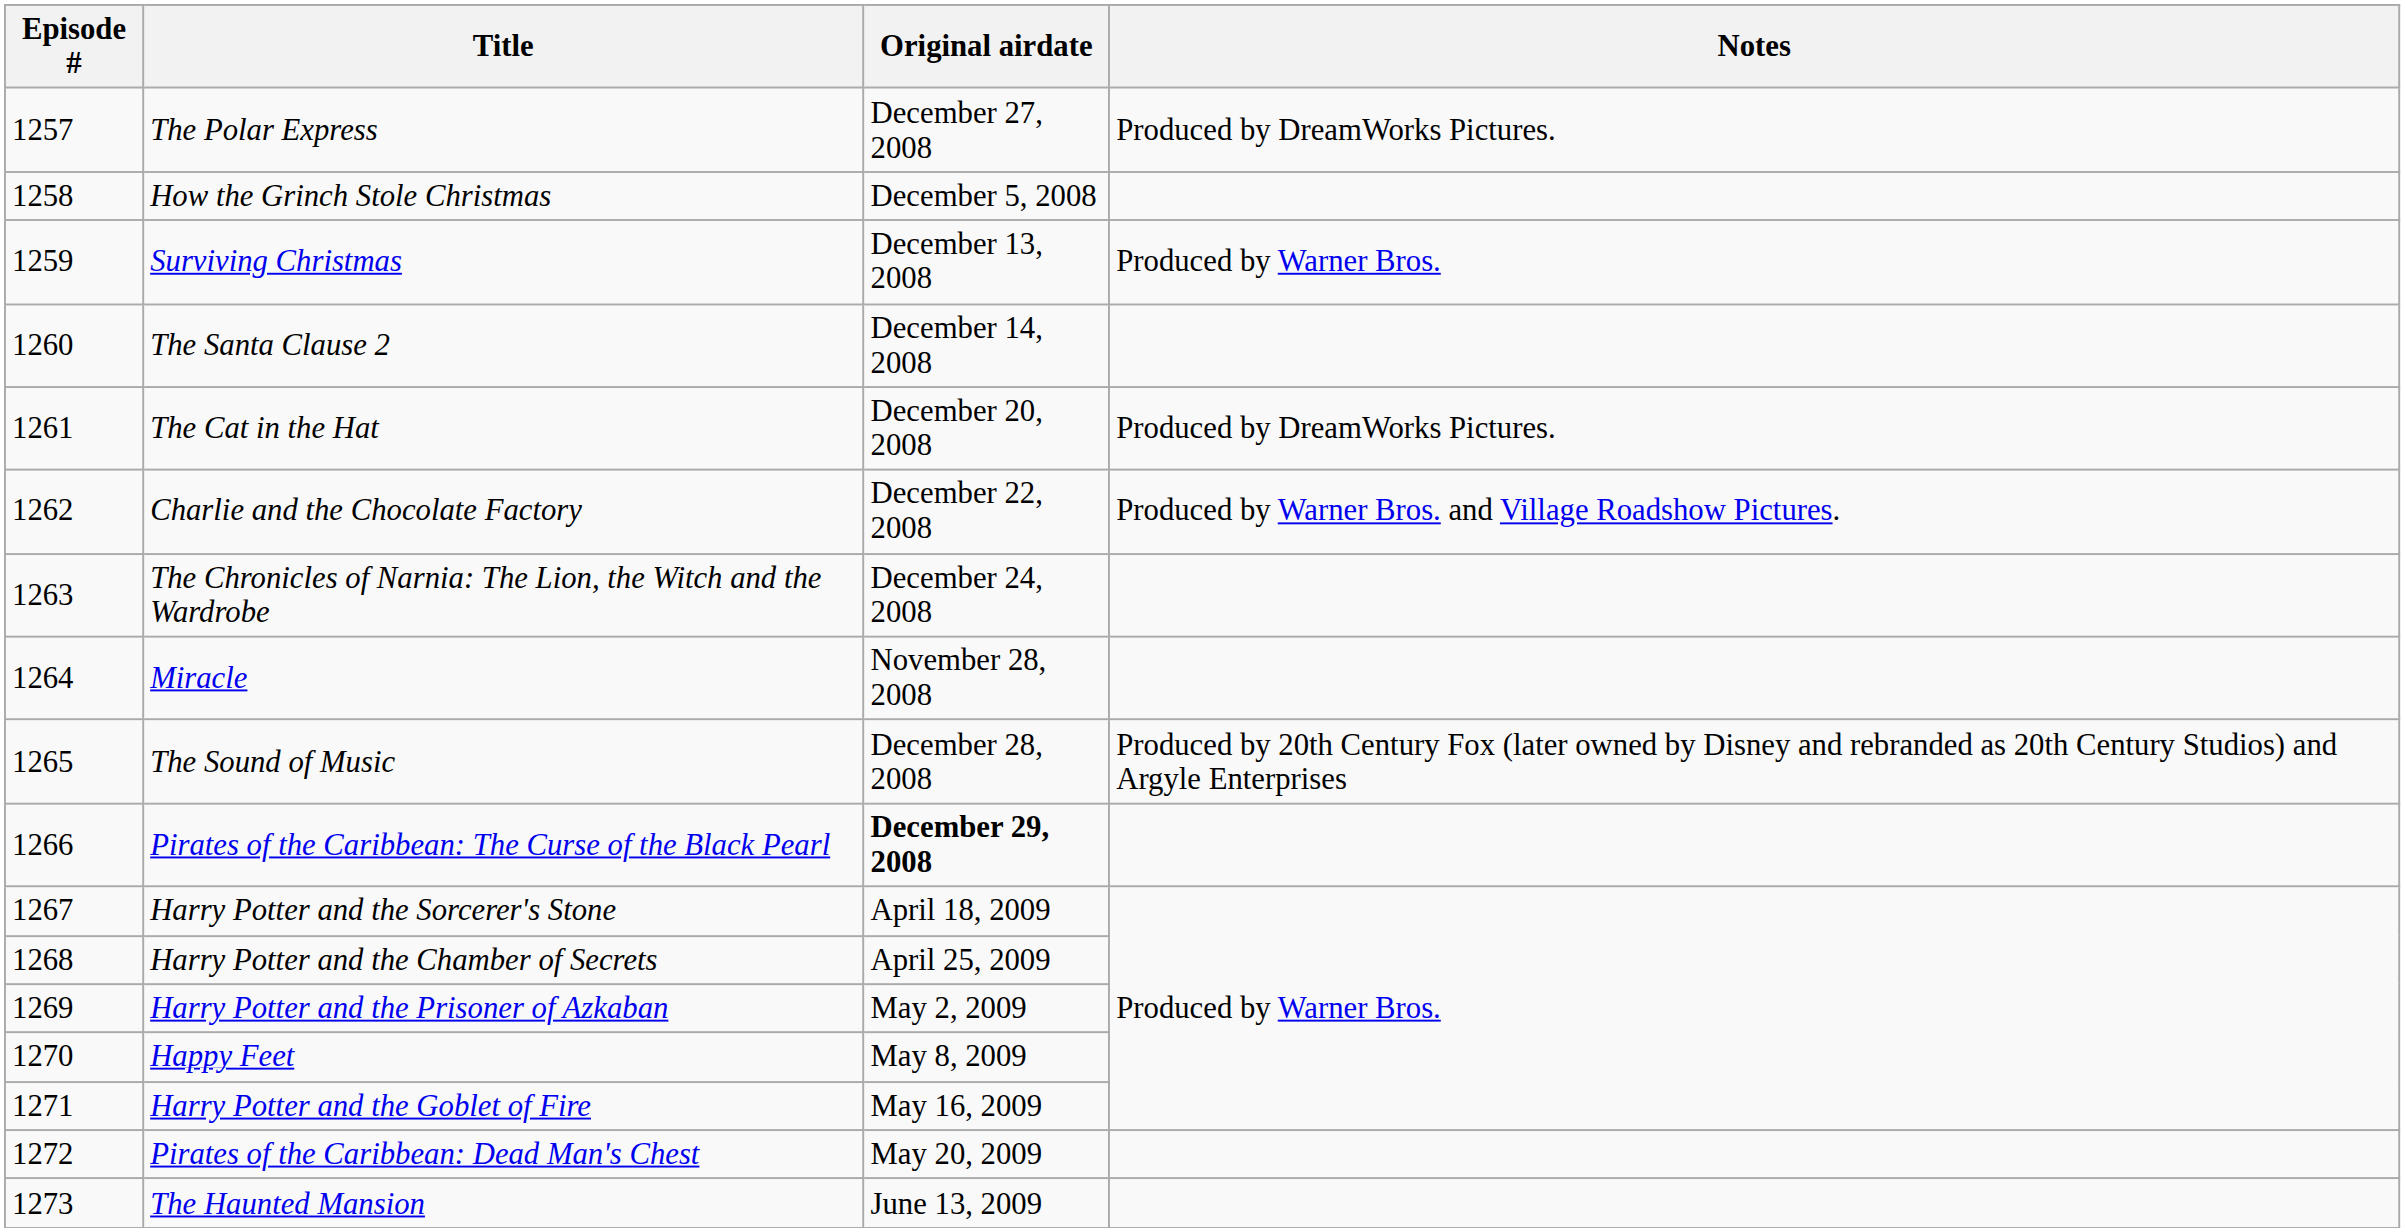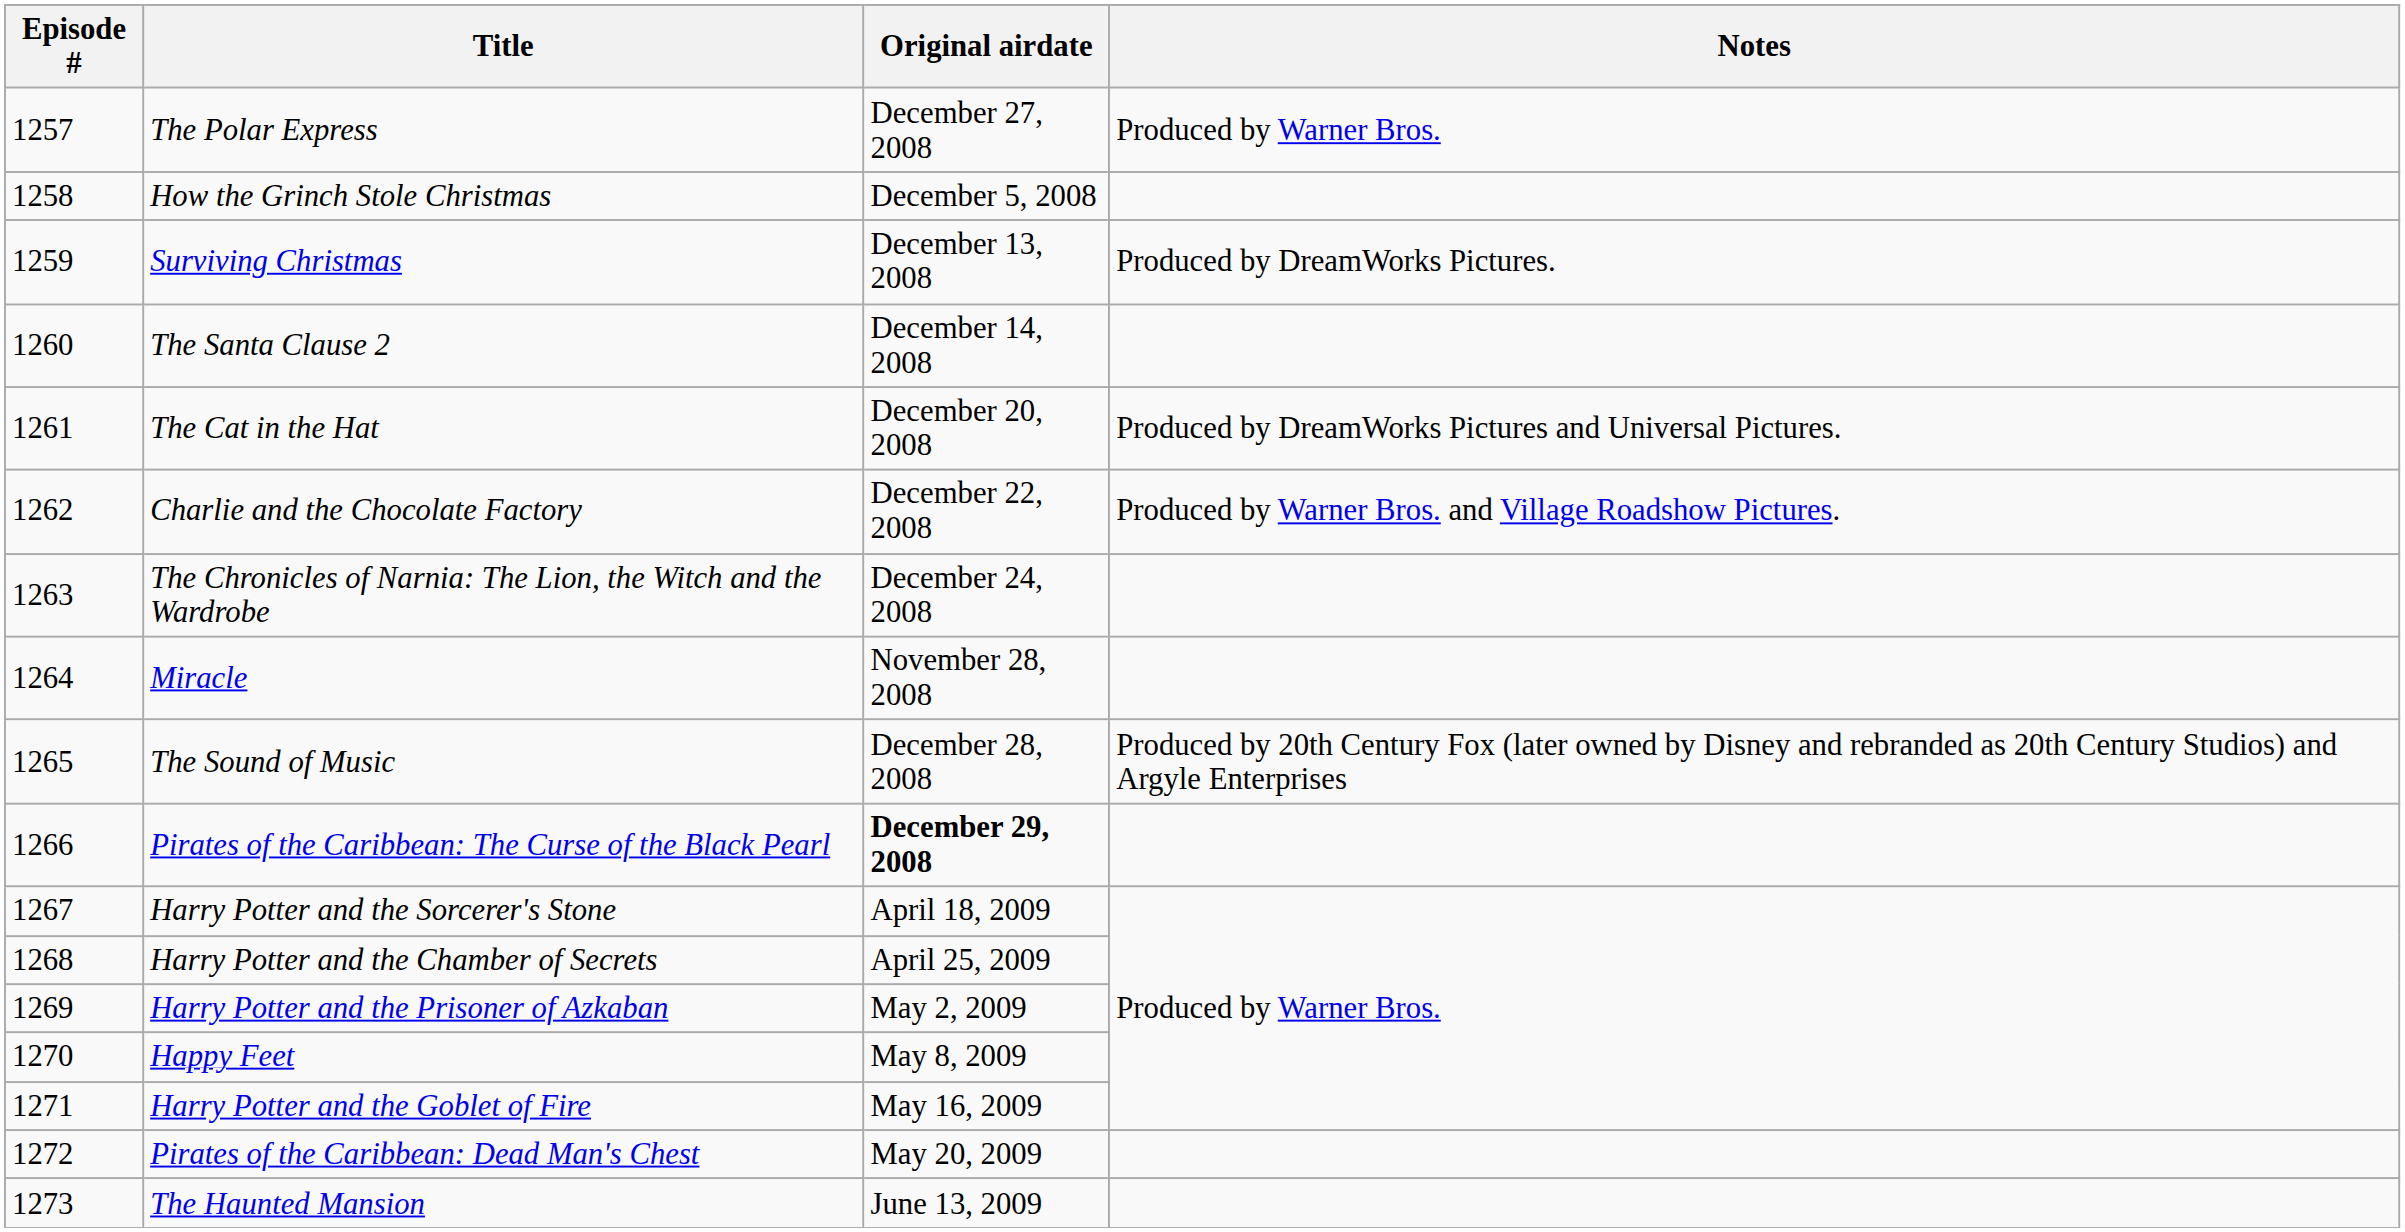(1336, 129) Produced by DreamWorks Pictures. -> (1279, 129) Produced by Warner Bros.
(1279, 261) Produced by Warner Bros. -> (1336, 261) Produced by DreamWorks Pictures.
(1336, 427) Produced by DreamWorks Pictures. -> (1479, 427) Produced by DreamWorks Pictures and Universal Pictures.
